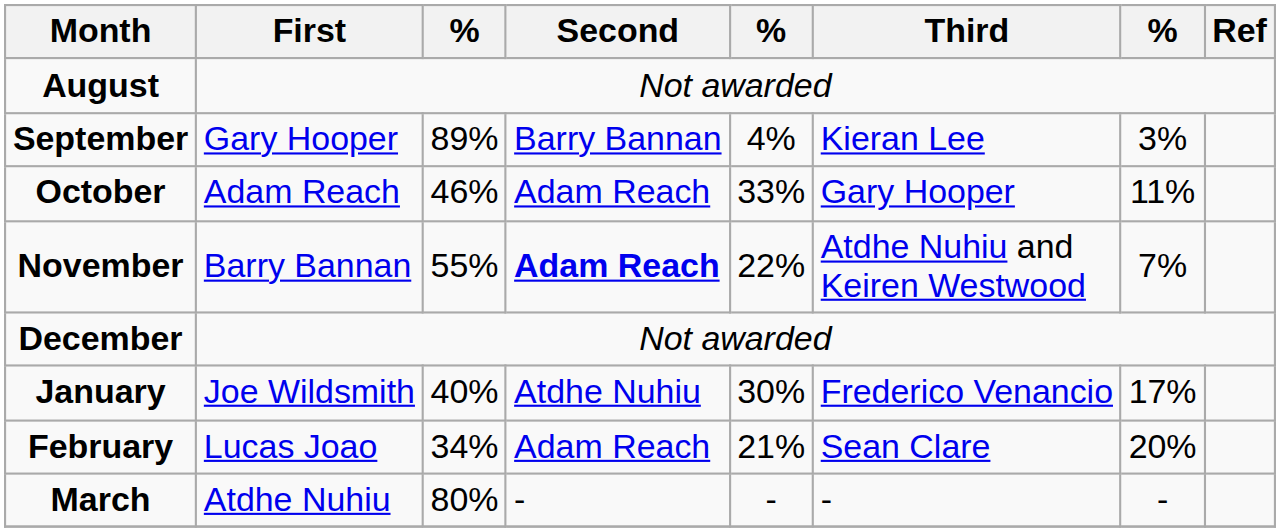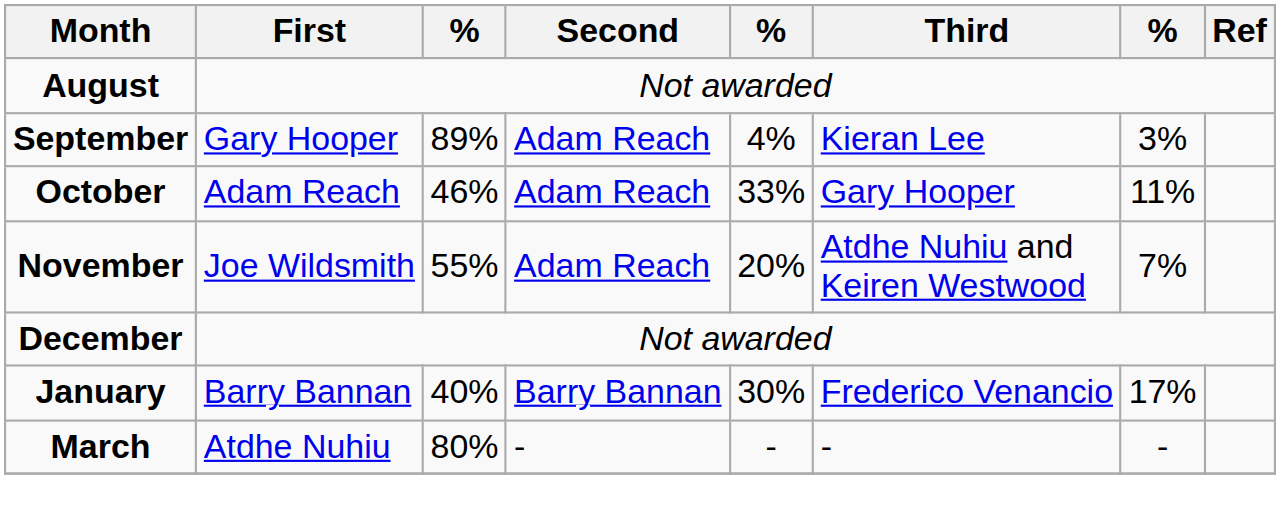(618, 138) Barry Bannan -> (612, 138) Adam Reach
(308, 265) Barry Bannan -> (309, 265) Joe Wildsmith
(617, 265) bold -> (612, 265) normal
(771, 265) 22% -> (771, 265) 20%
(309, 392) Joe Wildsmith -> (308, 392) Barry Bannan
(607, 392) Atdhe Nuhiu -> (618, 392) Barry Bannan
- row: (101, 446)
